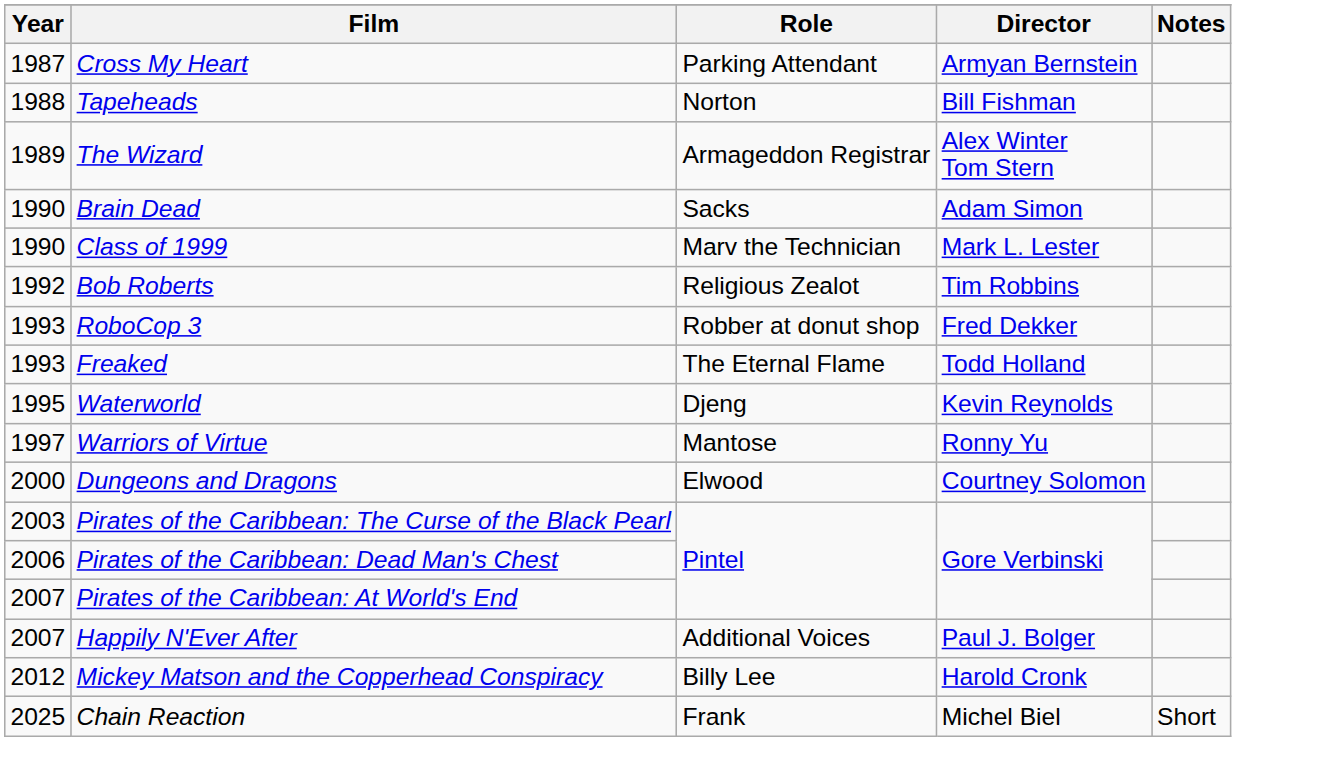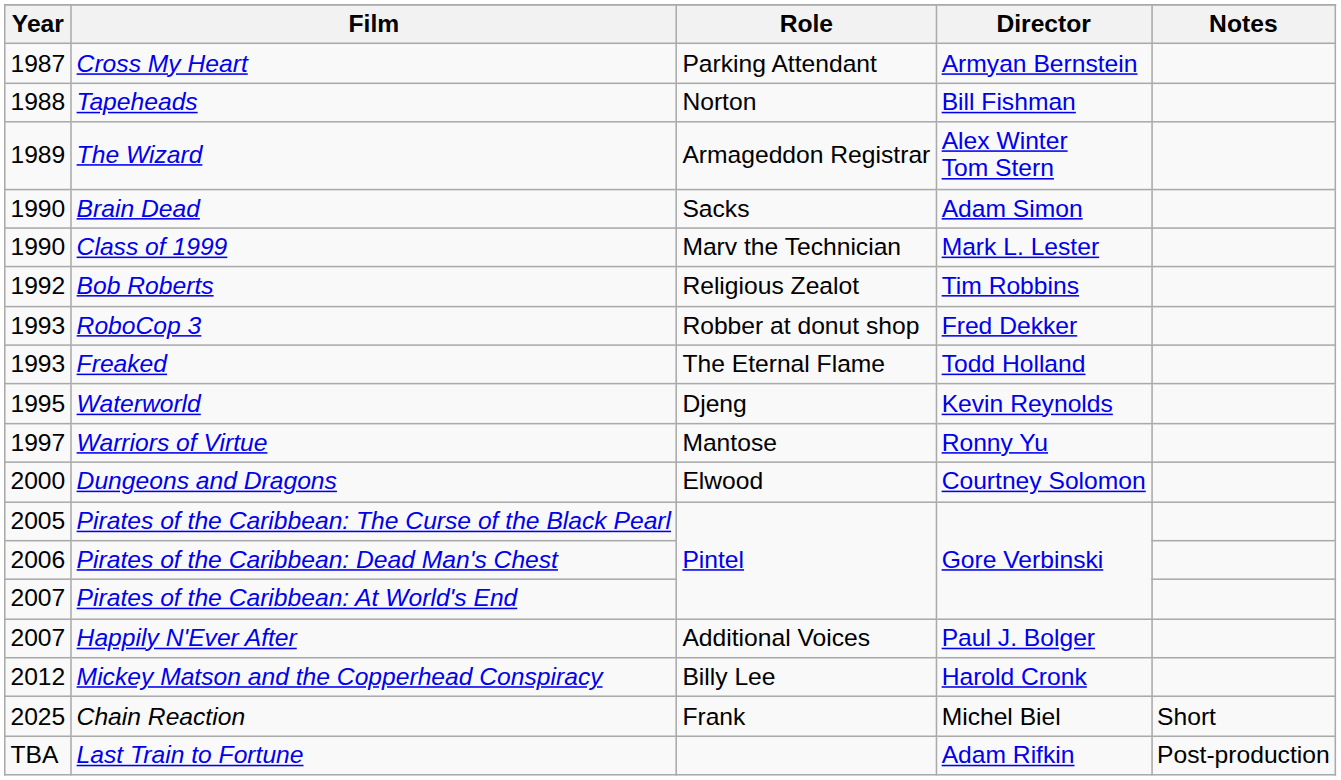(38, 520) 2003 -> (38, 520) 2005
+ row: (190, 755)
